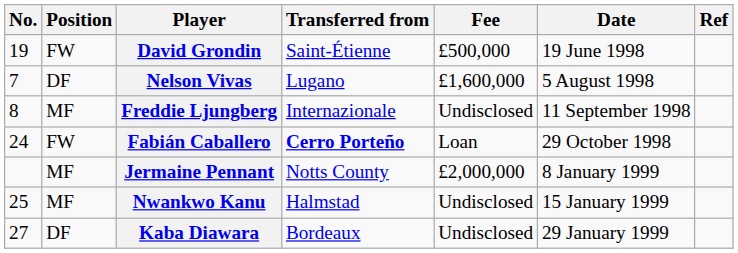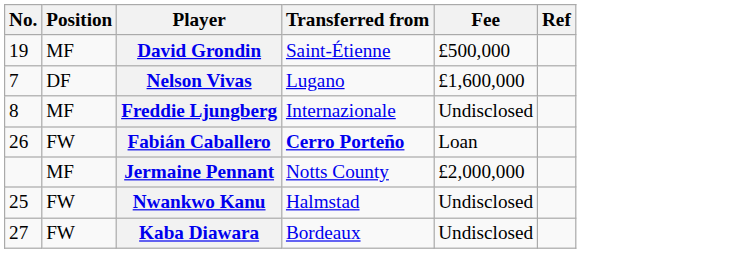- column: (616, 19)
(61, 50) FW -> (60, 50) MF
(19, 141) 24 -> (19, 141) 26
(60, 202) MF -> (61, 202) FW
(58, 232) DF -> (61, 232) FW
